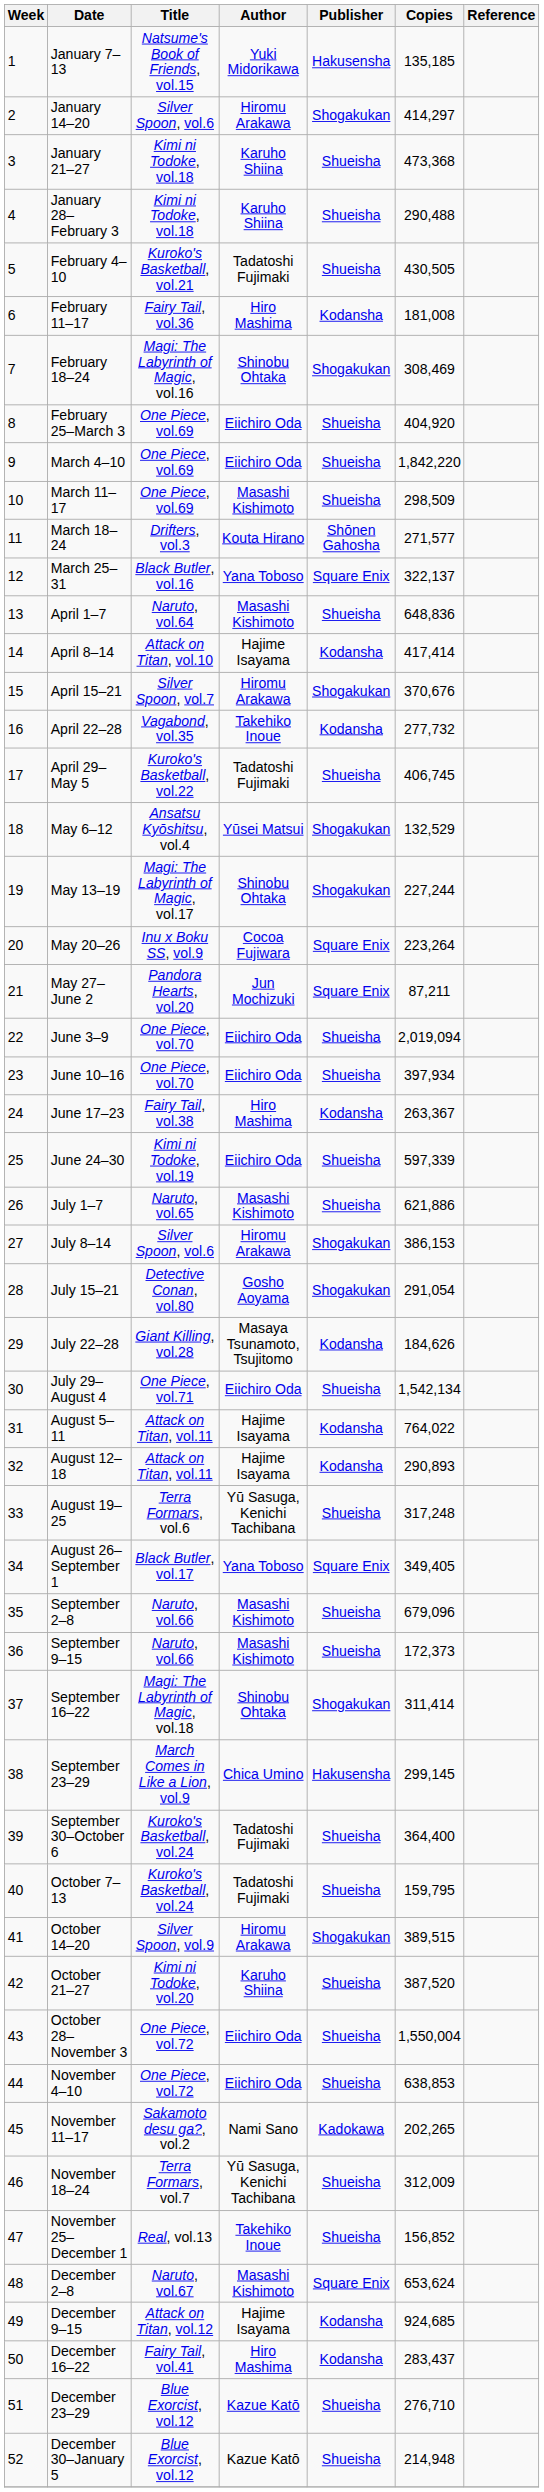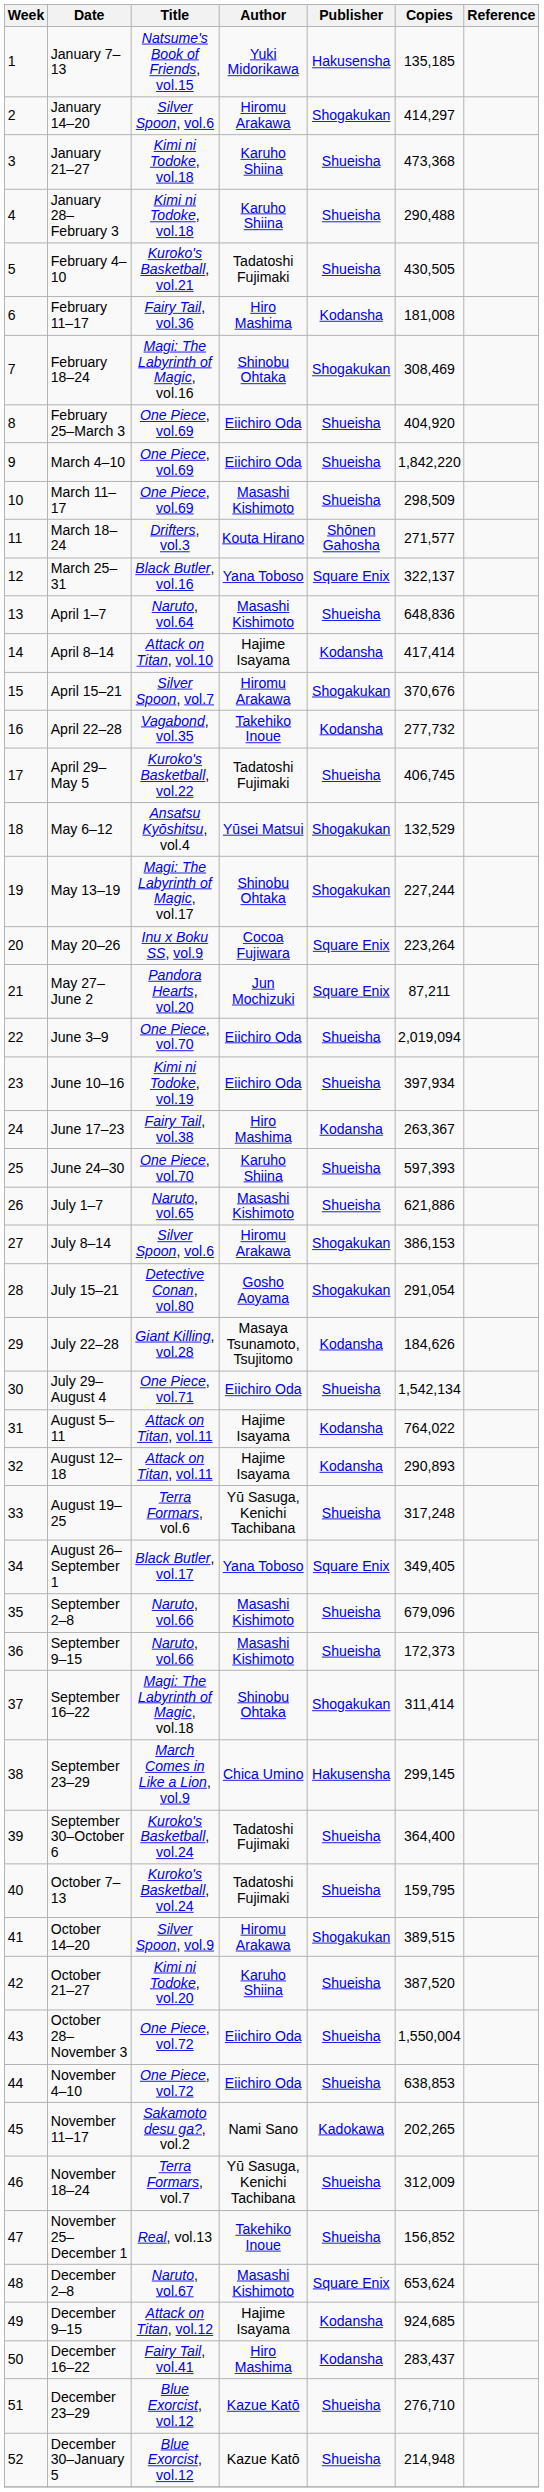(175, 1075) One Piece, vol.70 -> (175, 1083) Kimi ni Todoke, vol.19
(175, 1159) Kimi ni Todoke, vol.19 -> (175, 1167) One Piece, vol.70
(263, 1159) Eiichiro Oda -> (263, 1167) Karuho Shiina
(429, 1159) 597,339 -> (429, 1167) 597,393
